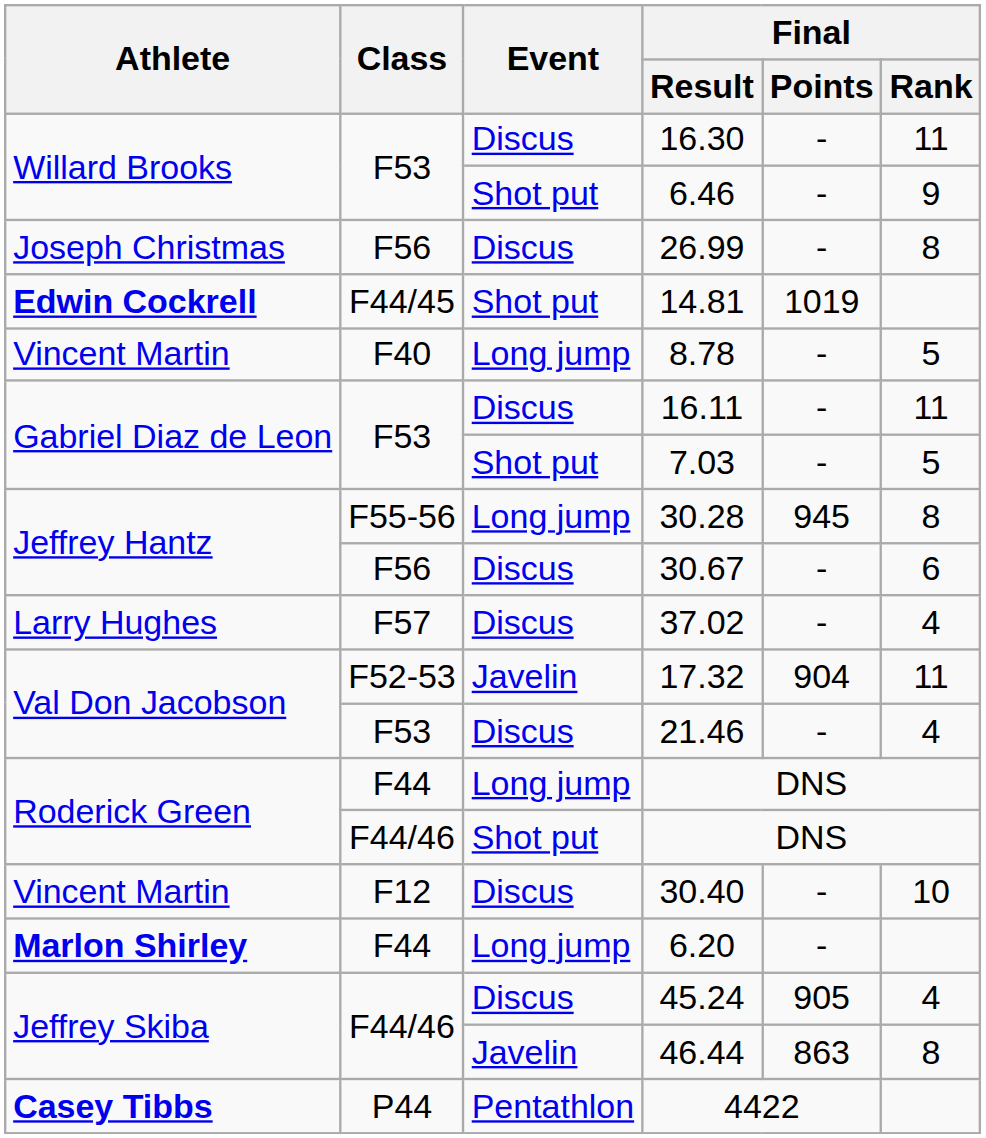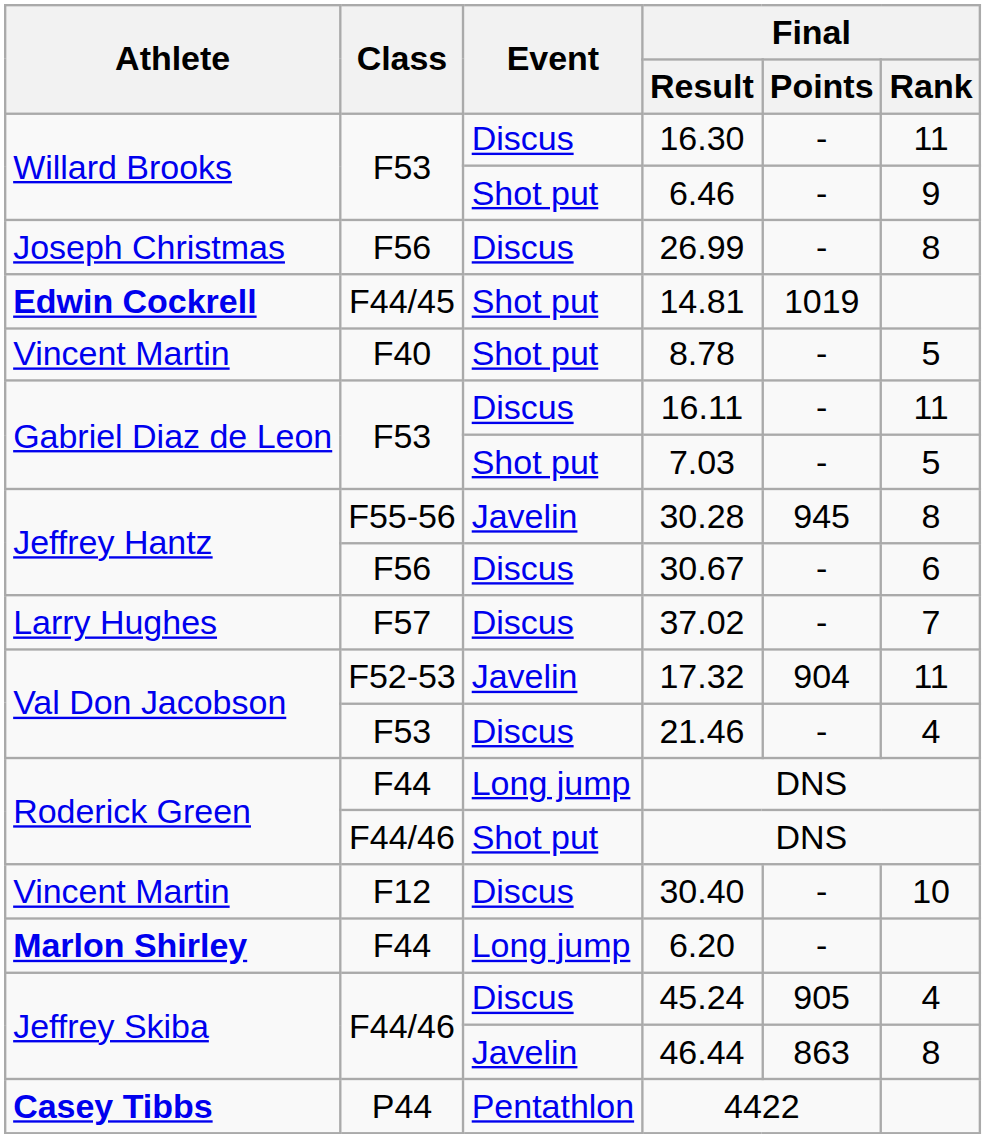(551, 355) Long jump -> (535, 355) Shot put
(551, 516) Long jump -> (525, 516) Javelin
(931, 623) 4 -> (931, 623) 7
